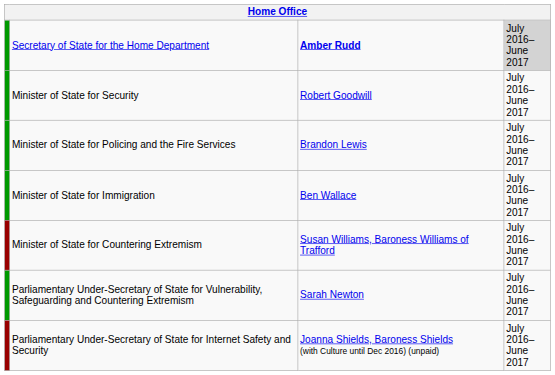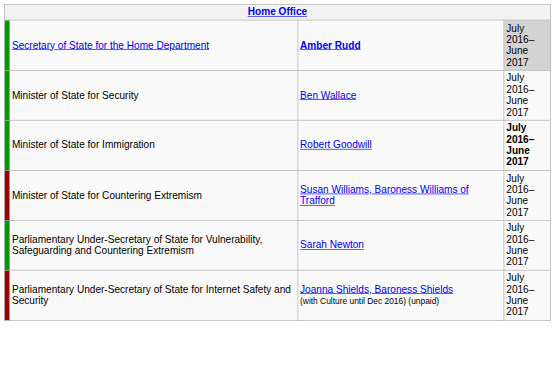(336, 95) Robert Goodwill -> (328, 95) Ben Wallace
- row: (124, 145)
(328, 195) Ben Wallace -> (336, 145) Robert Goodwill
(520, 195) normal -> (520, 145) bold
